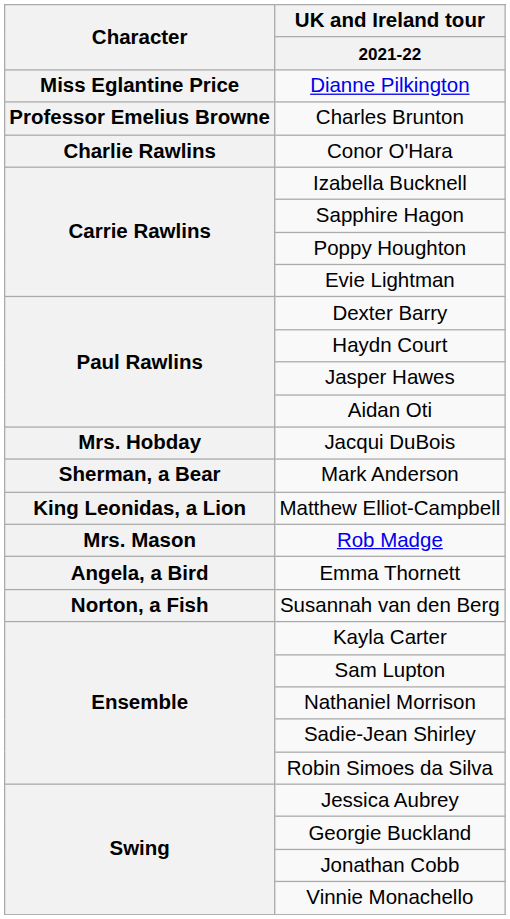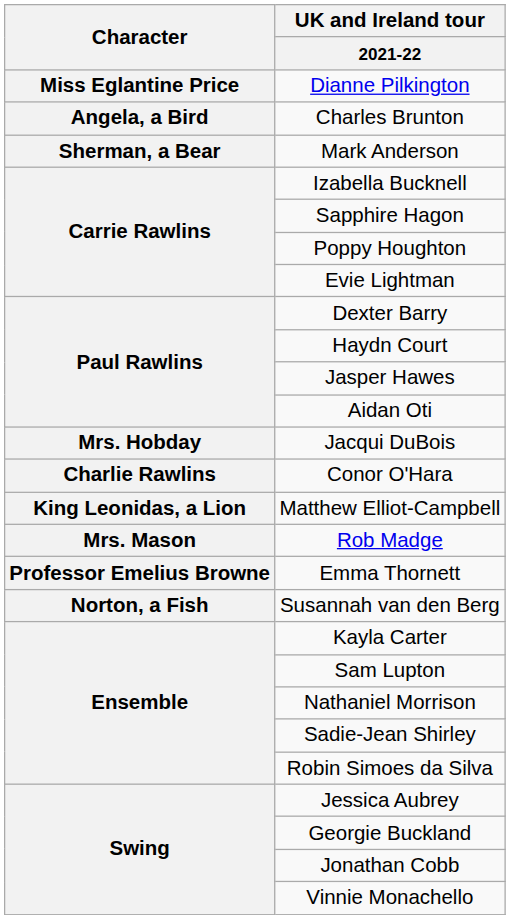(140, 118) Professor Emelius Browne -> (140, 118) Angela, a Bird
rows swapped: (390, 150) <-> (390, 475)
(140, 572) Angela, a Bird -> (140, 572) Professor Emelius Browne
